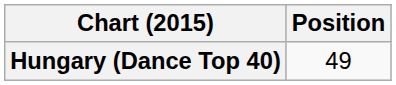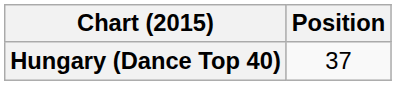(338, 60) 49 -> (338, 60) 37
